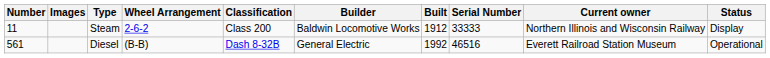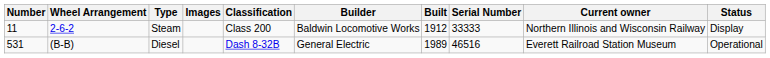columns swapped: (68, 12) <-> (173, 12)
(15, 45) 561 -> (15, 45) 531
(436, 45) 1992 -> (436, 45) 1989
